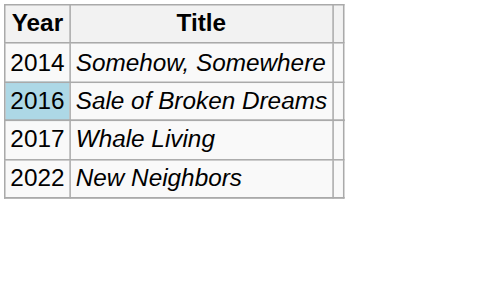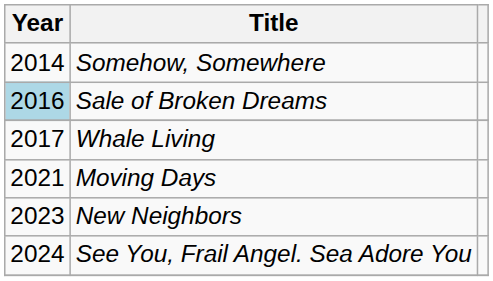+ row: (146, 178)
(37, 178) 2022 -> (37, 216) 2023
+ row: (274, 255)
